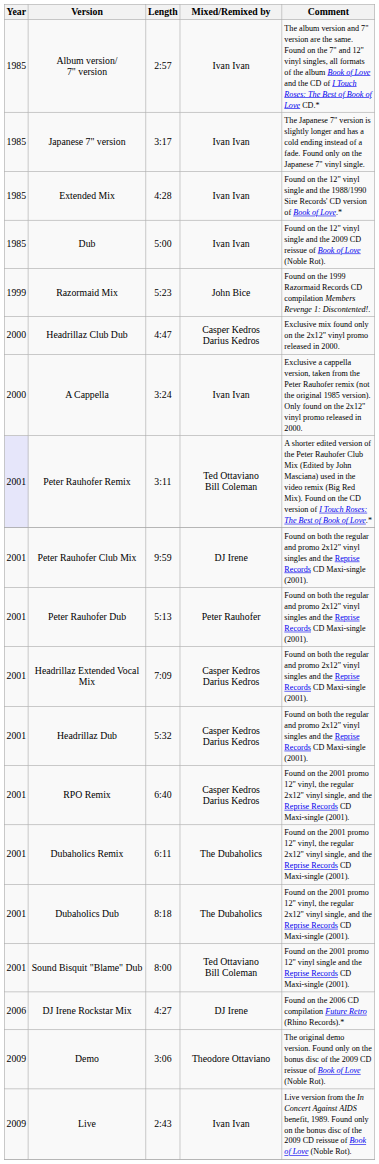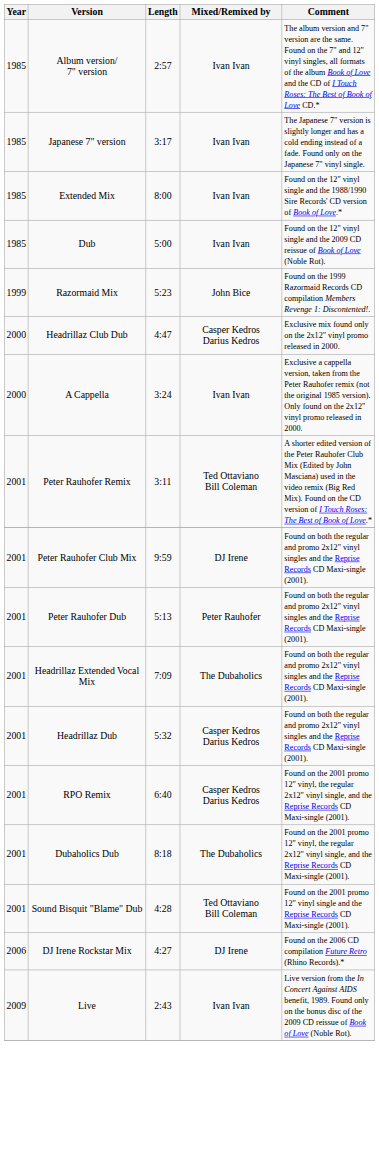(163, 195) 4:28 -> (163, 195) 8:00
(16, 481) lavender background -> (16, 481) no background
(231, 676) Casper Kedros Darius Kedros -> (231, 676) The Dubaholics
- row: (87, 854)
(163, 968) 8:00 -> (163, 908) 4:28
- row: (87, 1059)
